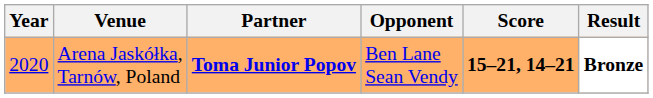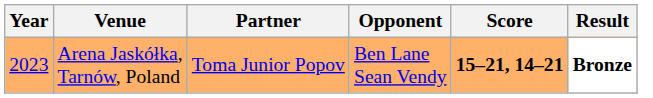(29, 64) 2020 -> (29, 64) 2023
(274, 64) bold -> (268, 64) normal
